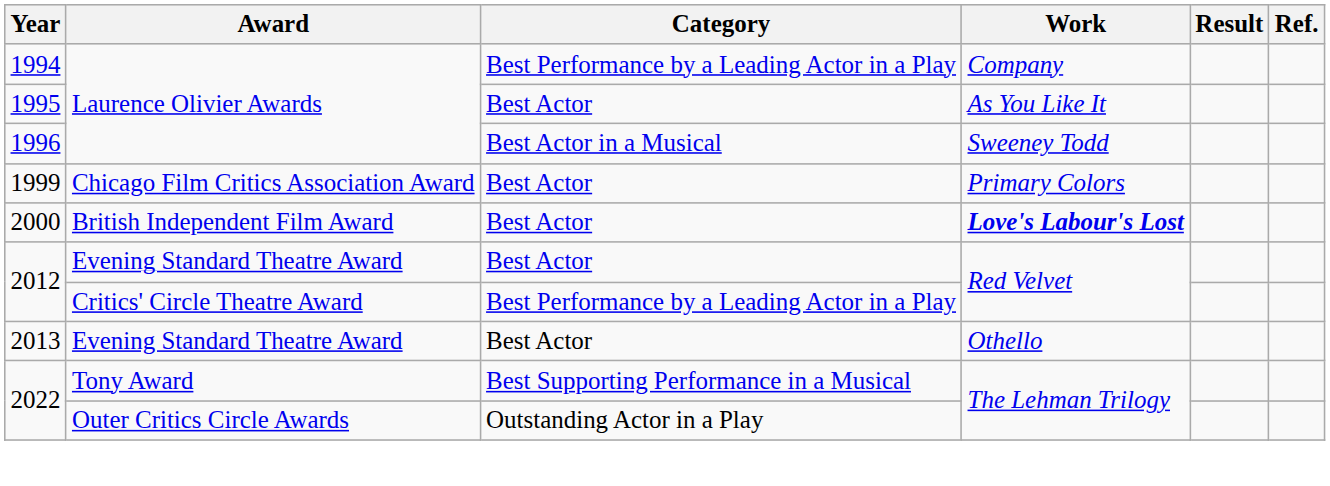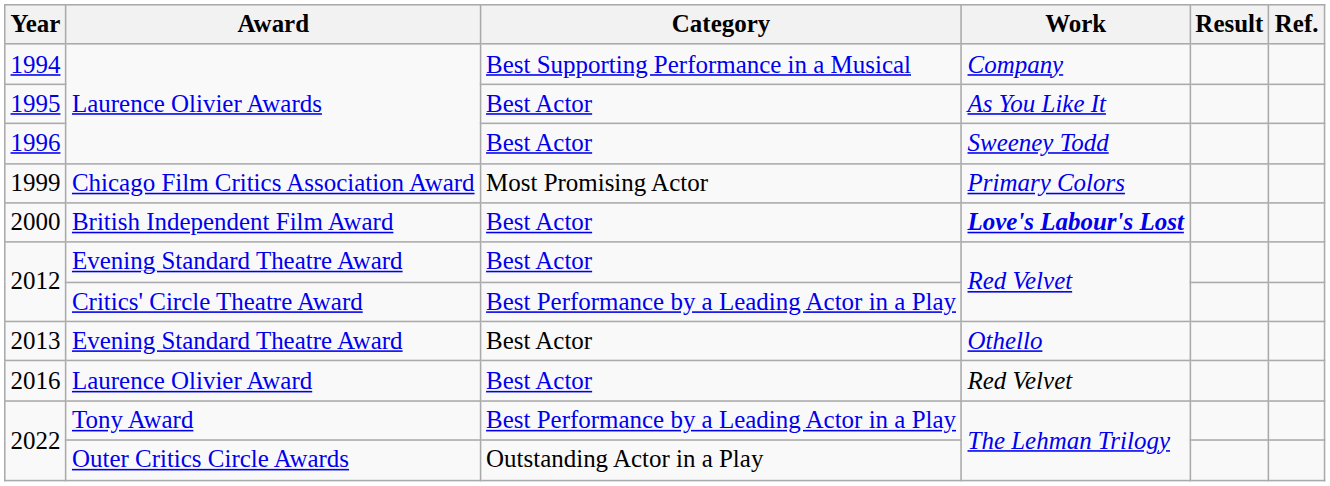(721, 63) Best Performance by a Leading Actor in a Play -> (699, 63) Best Supporting Performance in a Musical
(604, 143) Best Actor in a Musical -> (539, 143) Best Actor
(539, 182) Best Actor -> (597, 182) Most Promising Actor
+ row: (35, 380)
(699, 380) Best Supporting Performance in a Musical -> (721, 420) Best Performance by a Leading Actor in a Play
